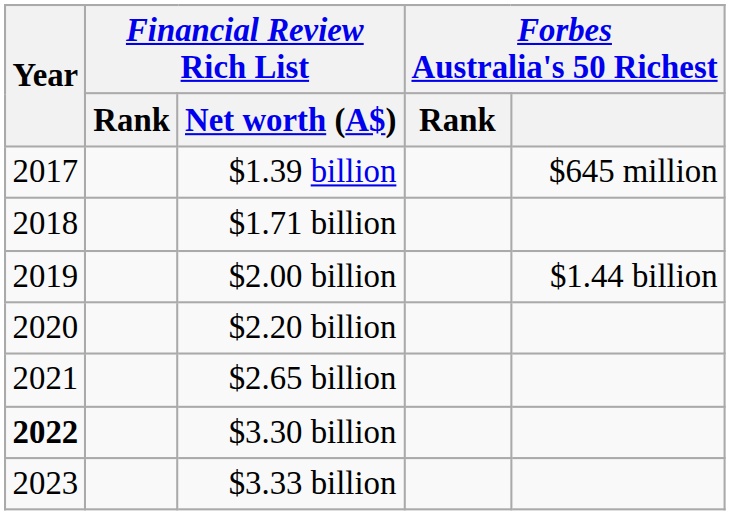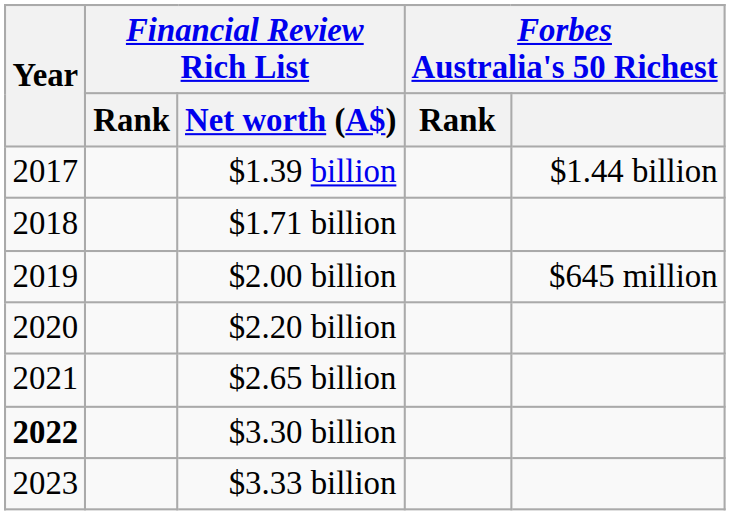(633, 171) $645 million -> (634, 171) $1.44 billion
(634, 275) $1.44 billion -> (633, 275) $645 million
